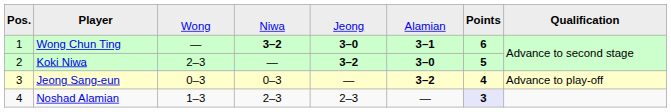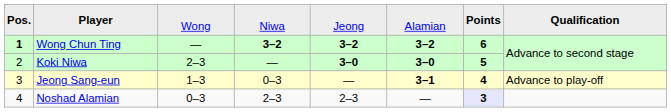(19, 44) normal -> (19, 44) bold
(349, 44) 3–0 -> (349, 44) 3–2
(425, 44) 3–1 -> (425, 44) 3–2
(349, 62) 3–2 -> (349, 62) 3–0
(196, 80) 0–3 -> (196, 80) 1–3
(425, 80) 3–2 -> (425, 80) 3–1
(196, 98) 1–3 -> (196, 98) 0–3
